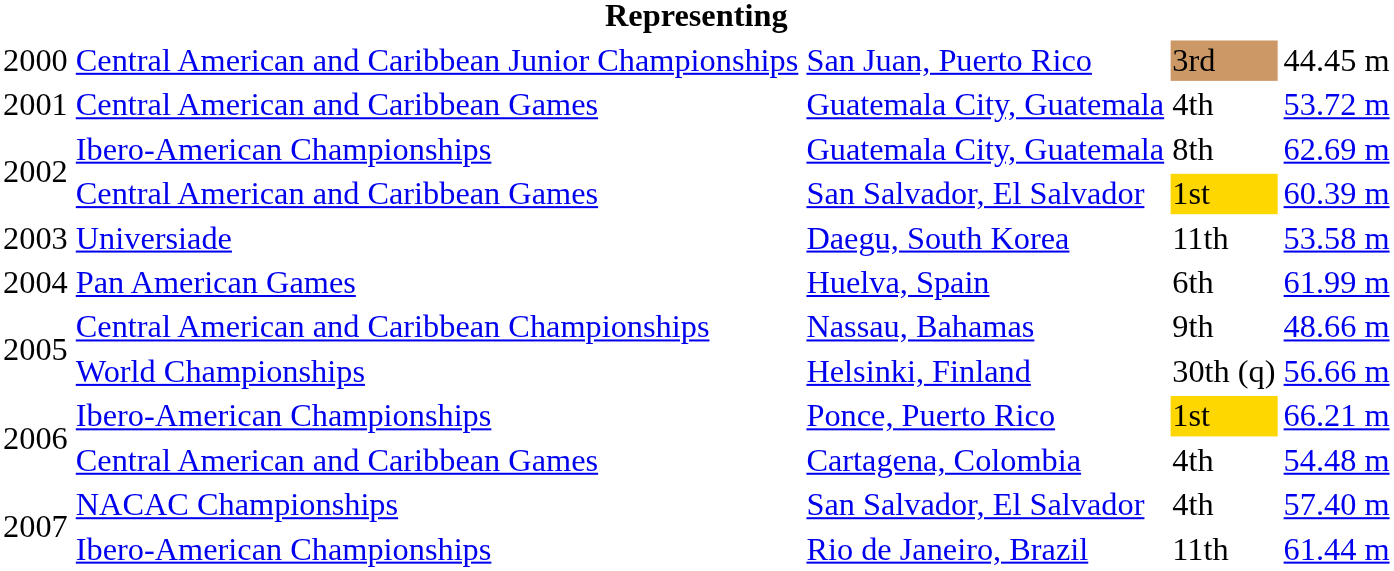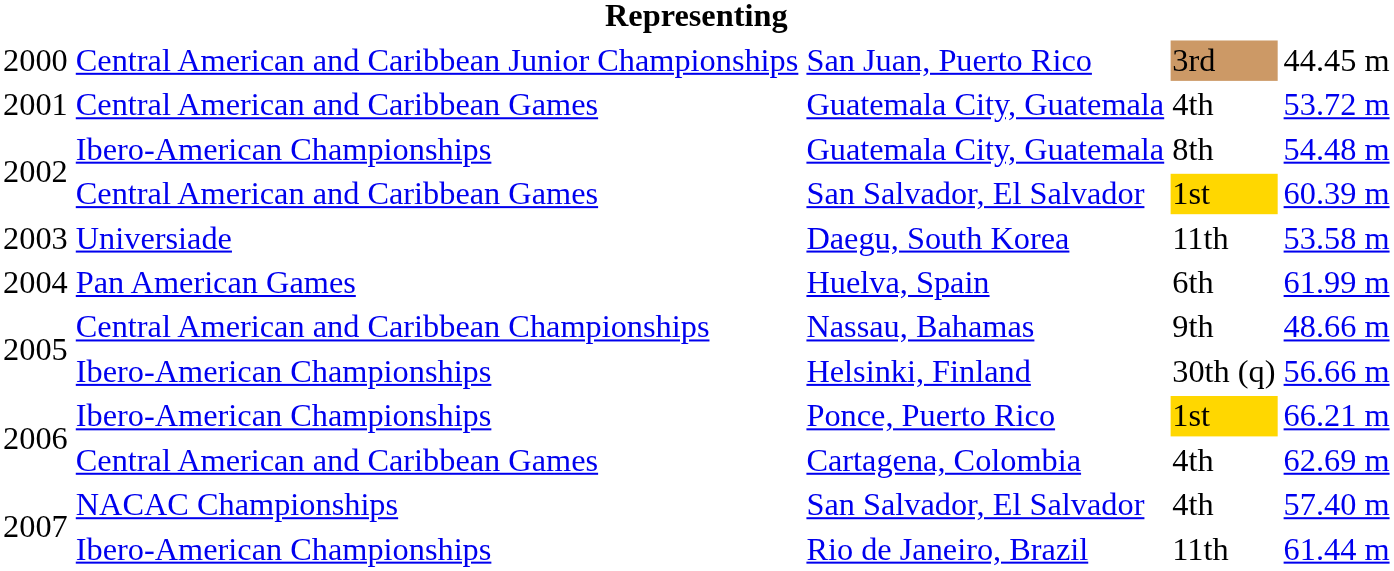(1337, 149) 62.69 m -> (1337, 149) 54.48 m
(220, 371) World Championships -> (284, 371) Ibero-American Championships
(1337, 460) 54.48 m -> (1337, 460) 62.69 m
